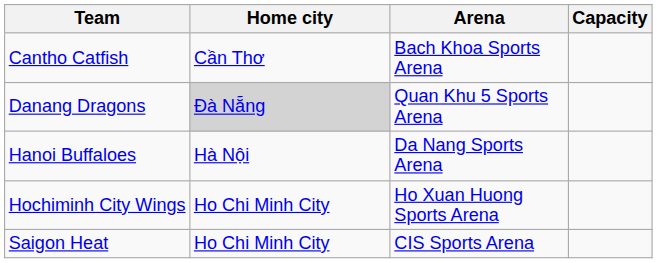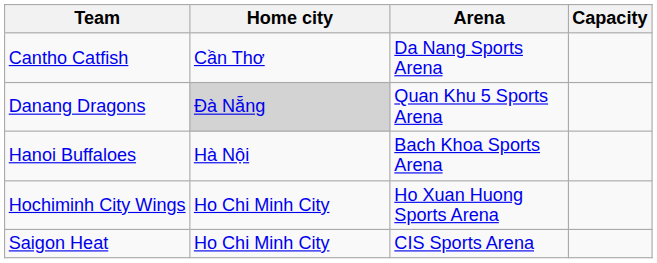(467, 57) Bach Khoa Sports Arena -> (459, 57) Da Nang Sports Arena
(459, 155) Da Nang Sports Arena -> (467, 155) Bach Khoa Sports Arena
